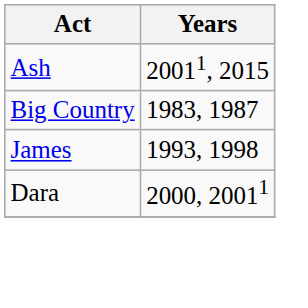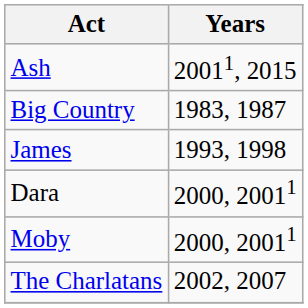+ row: (40, 239)
+ row: (86, 282)
